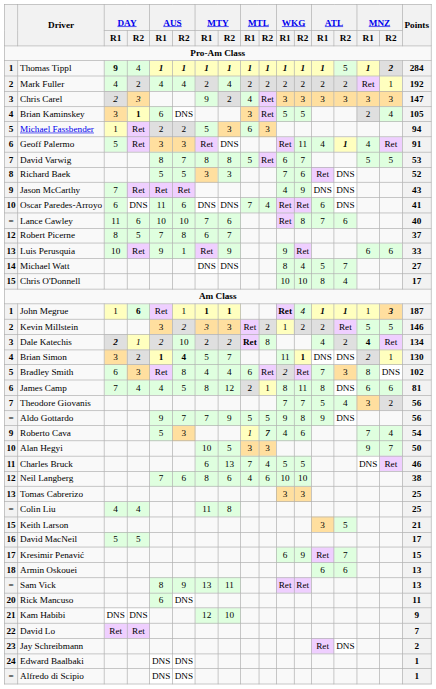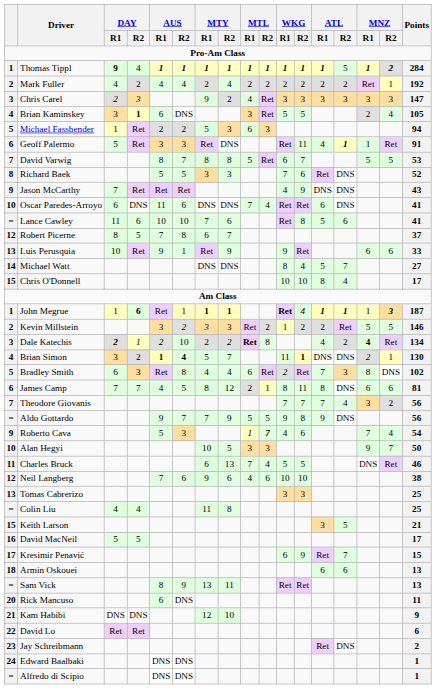(368, 144) 4 -> (368, 144) 1
(323, 220) 7 -> (323, 220) 5
(417, 220) 40 -> (417, 220) 41
(138, 388) 4 -> (138, 388) 7
(323, 403) 5 -> (323, 403) 7
(207, 479) 8 -> (207, 479) 9
(417, 631) 7 -> (417, 631) 6
